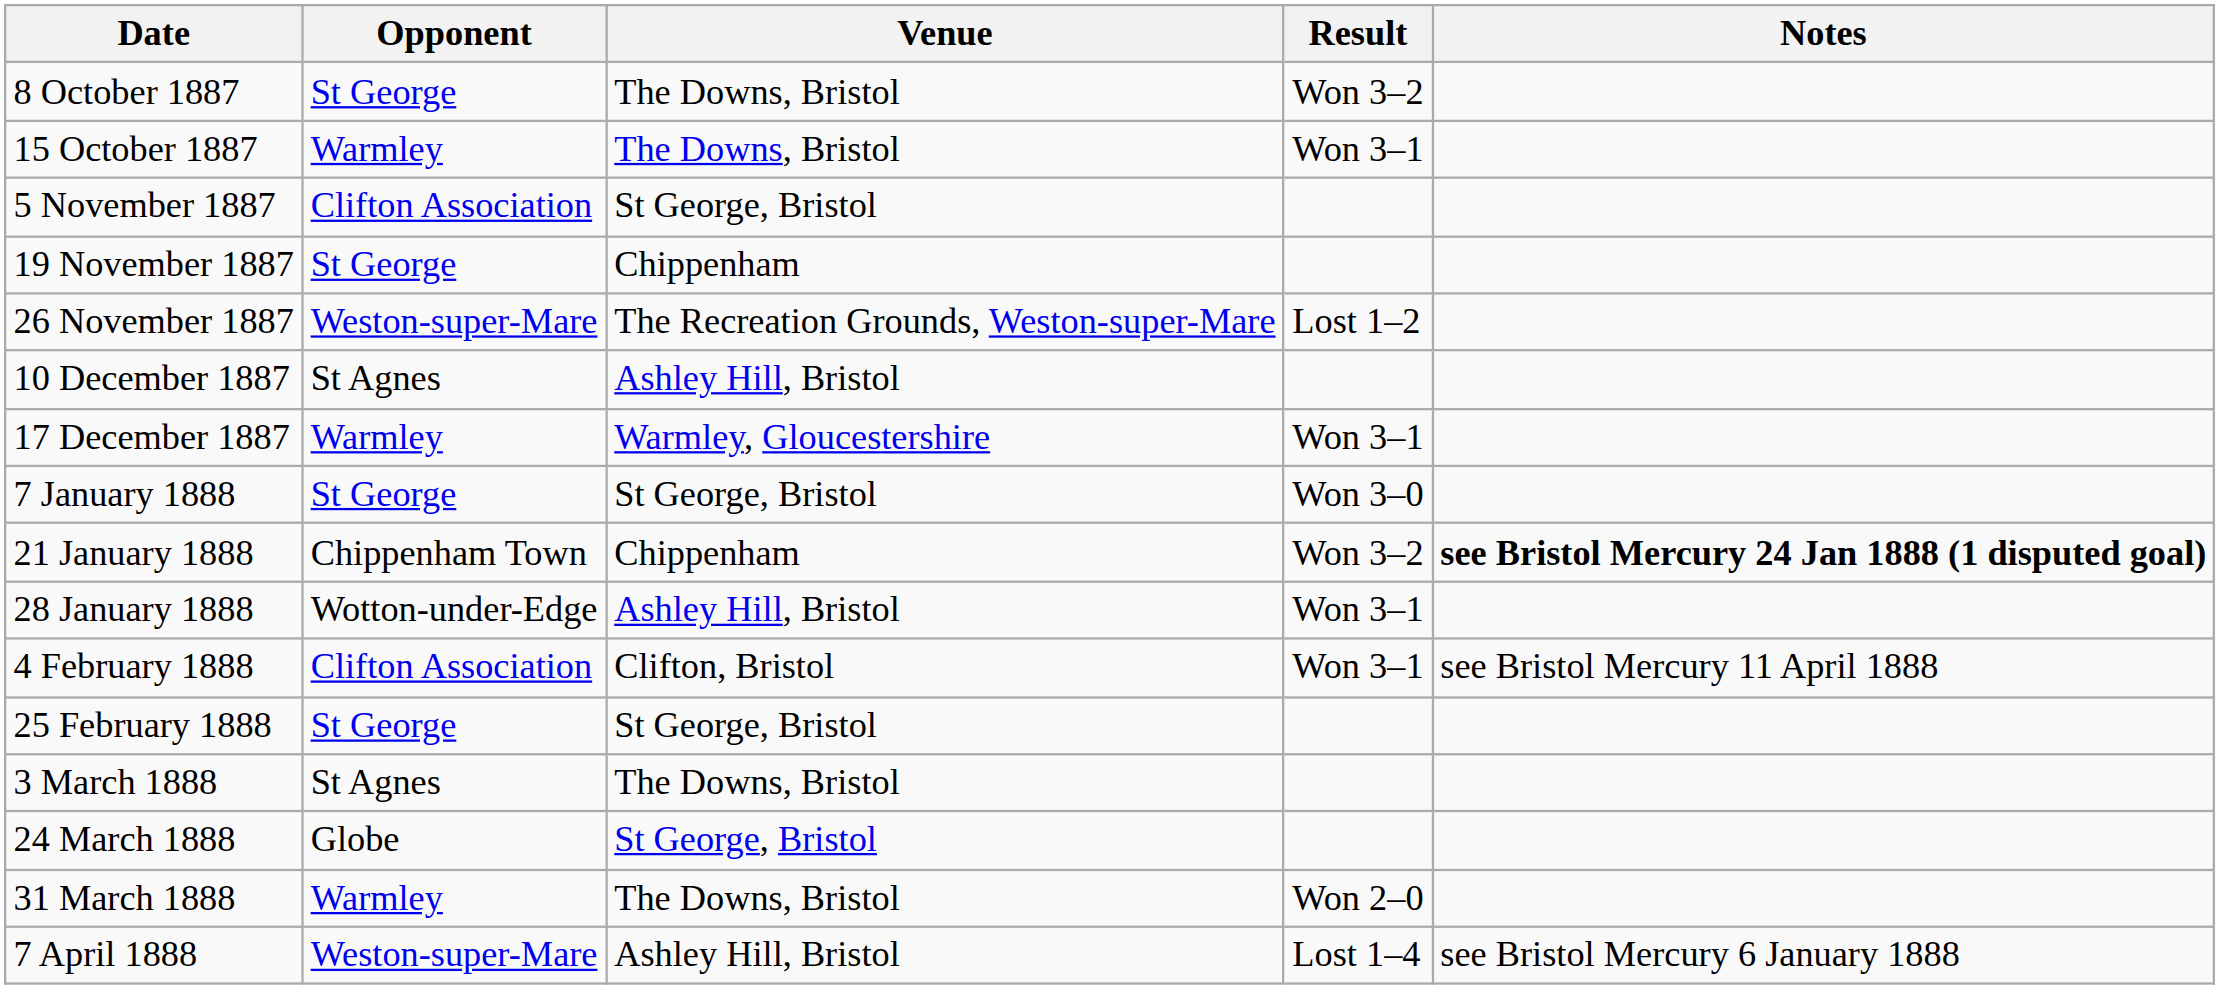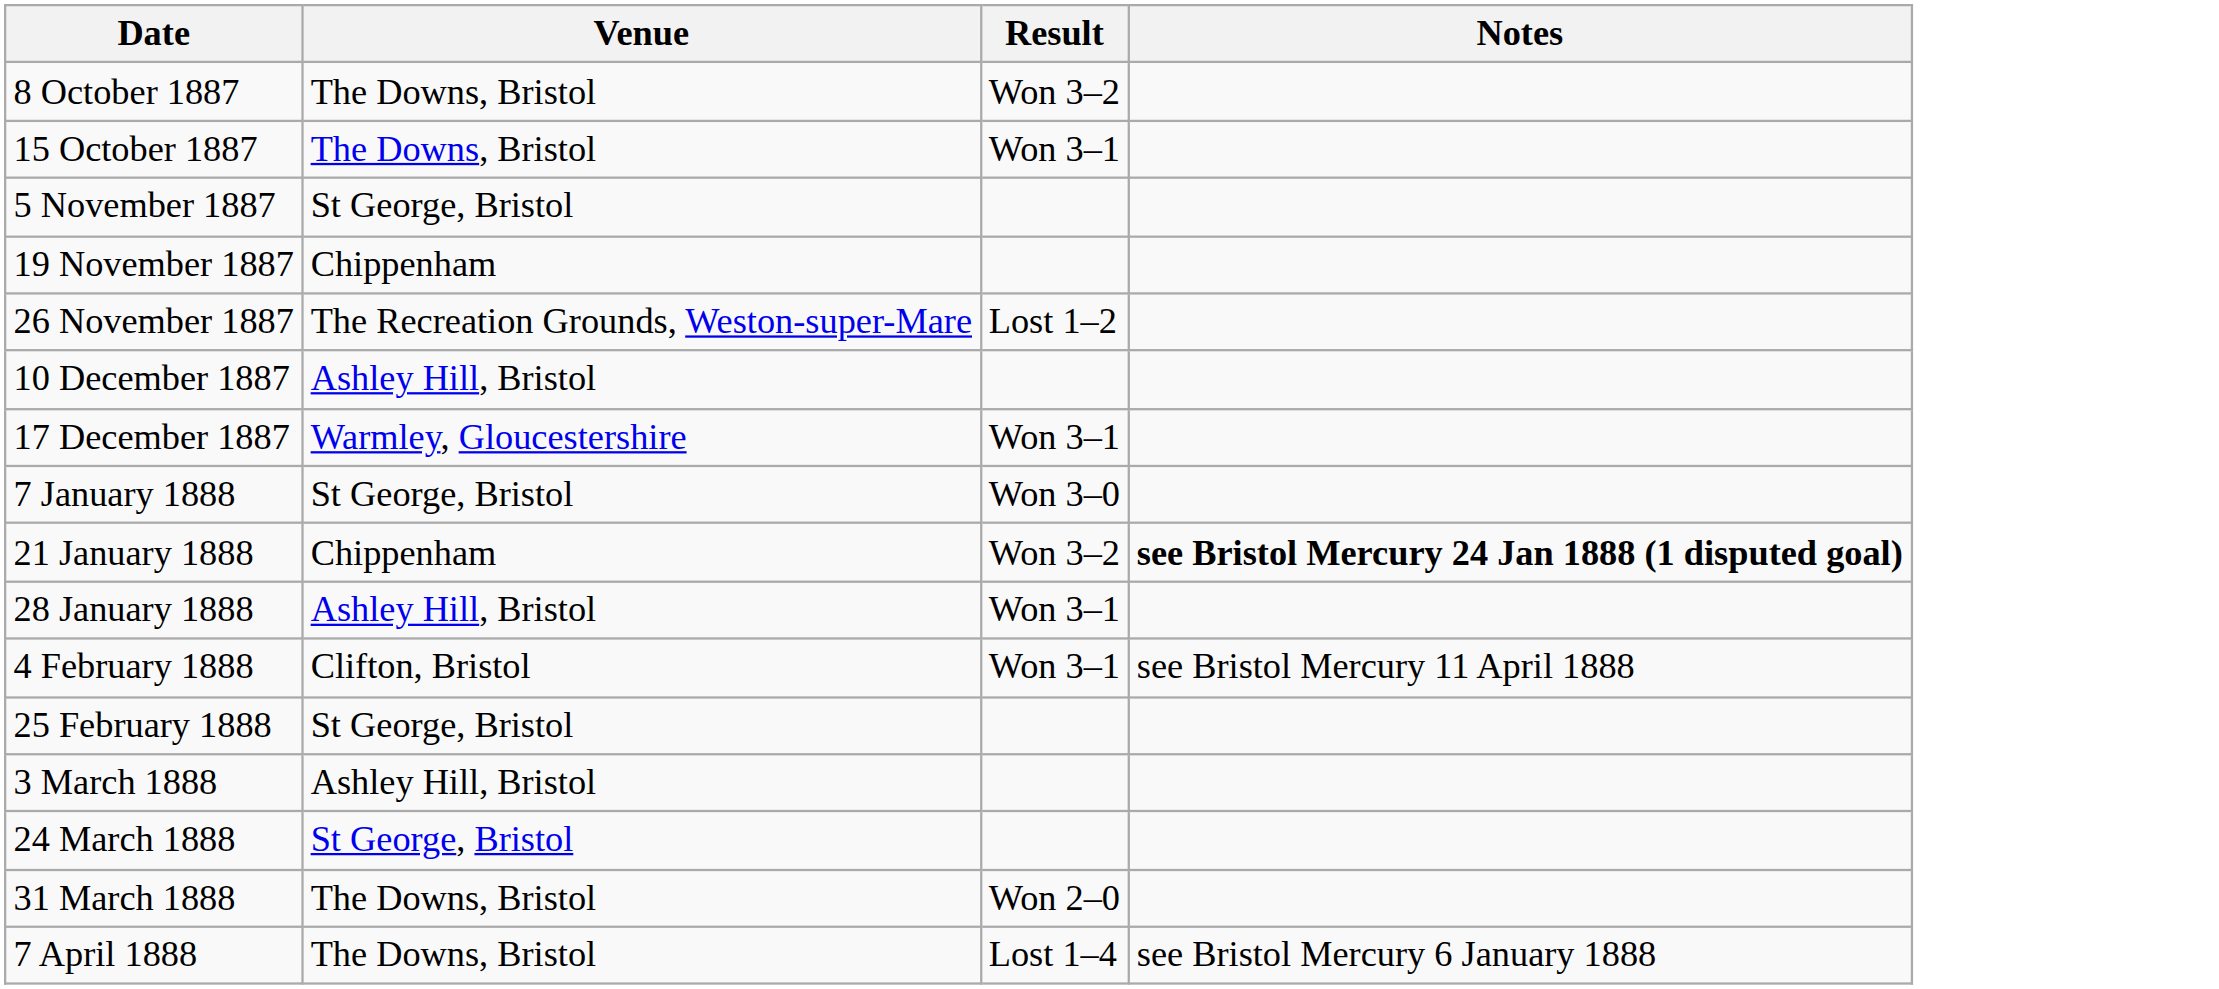- column: (454, 33)
(757, 782) The Downs, Bristol -> (453, 782) Ashley Hill, Bristol
(757, 954) Ashley Hill, Bristol -> (453, 954) The Downs, Bristol
